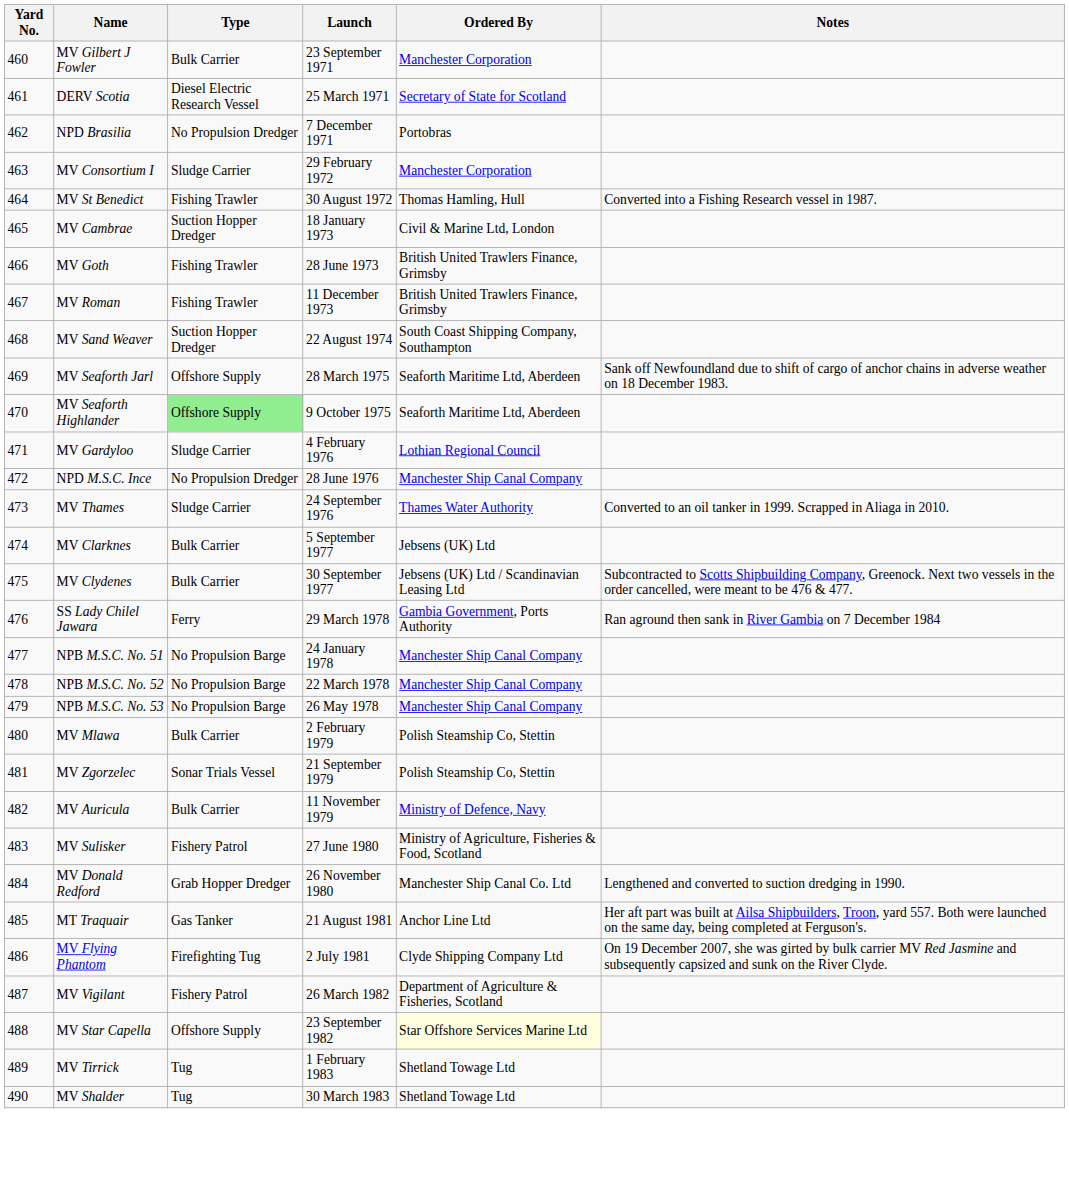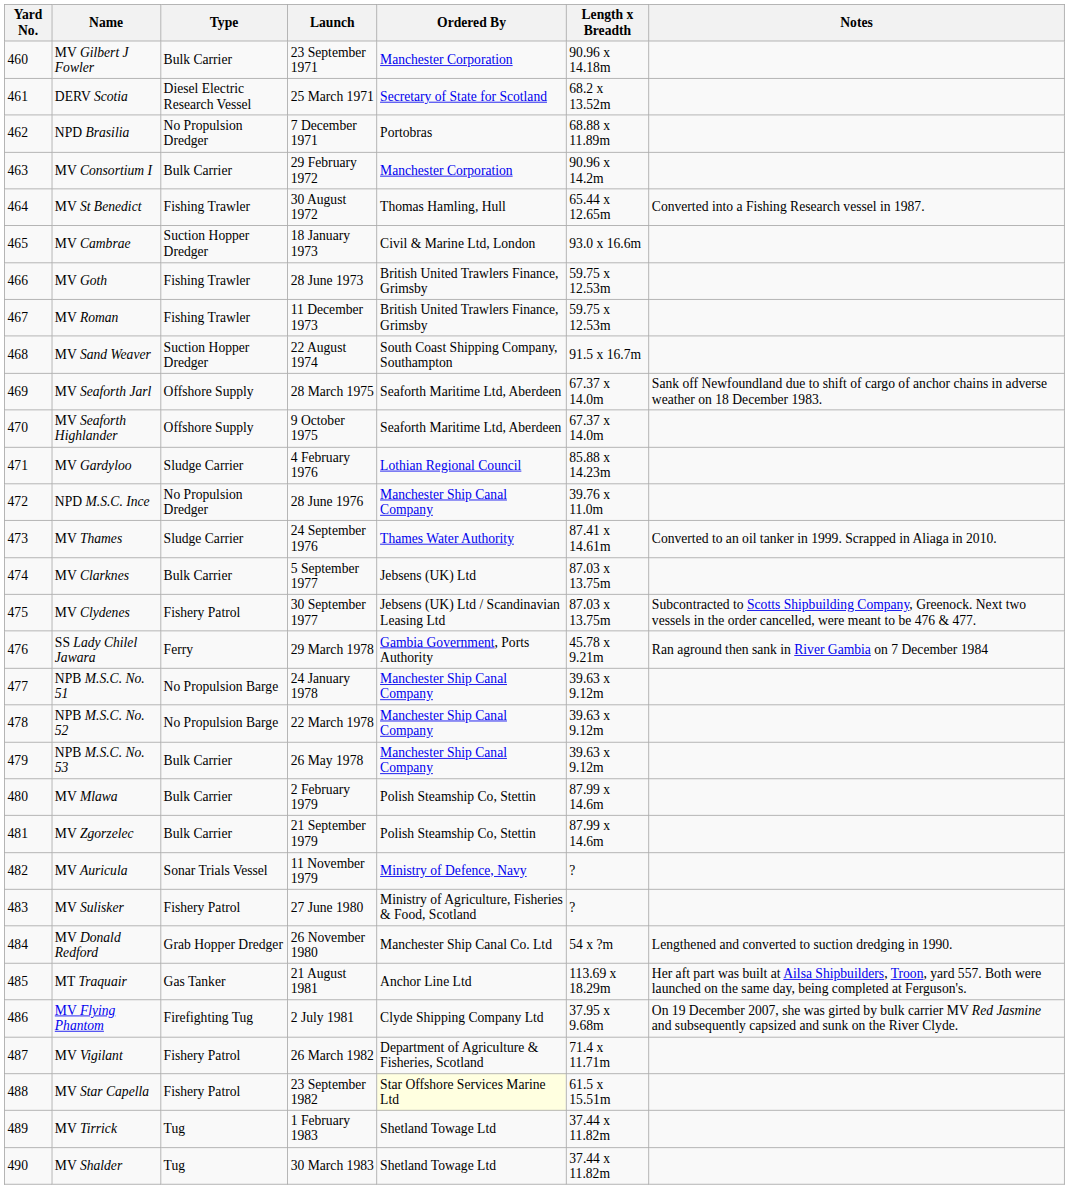+ column: (607, 22)
(211, 170) Sludge Carrier -> (198, 170) Bulk Carrier
(216, 413) lightgreen background -> (209, 428) no background
(205, 582) Bulk Carrier -> (202, 612) Fishery Patrol
(228, 706) No Propulsion Barge -> (198, 760) Bulk Carrier
(223, 772) Sonar Trials Vessel -> (198, 834) Bulk Carrier
(205, 809) Bulk Carrier -> (216, 870) Sonar Trials Vessel
(216, 1030) Offshore Supply -> (202, 1092) Fishery Patrol
